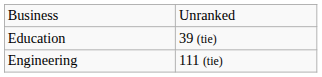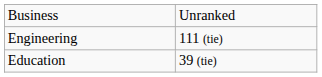rows swapped: (37, 38) <-> (43, 60)
